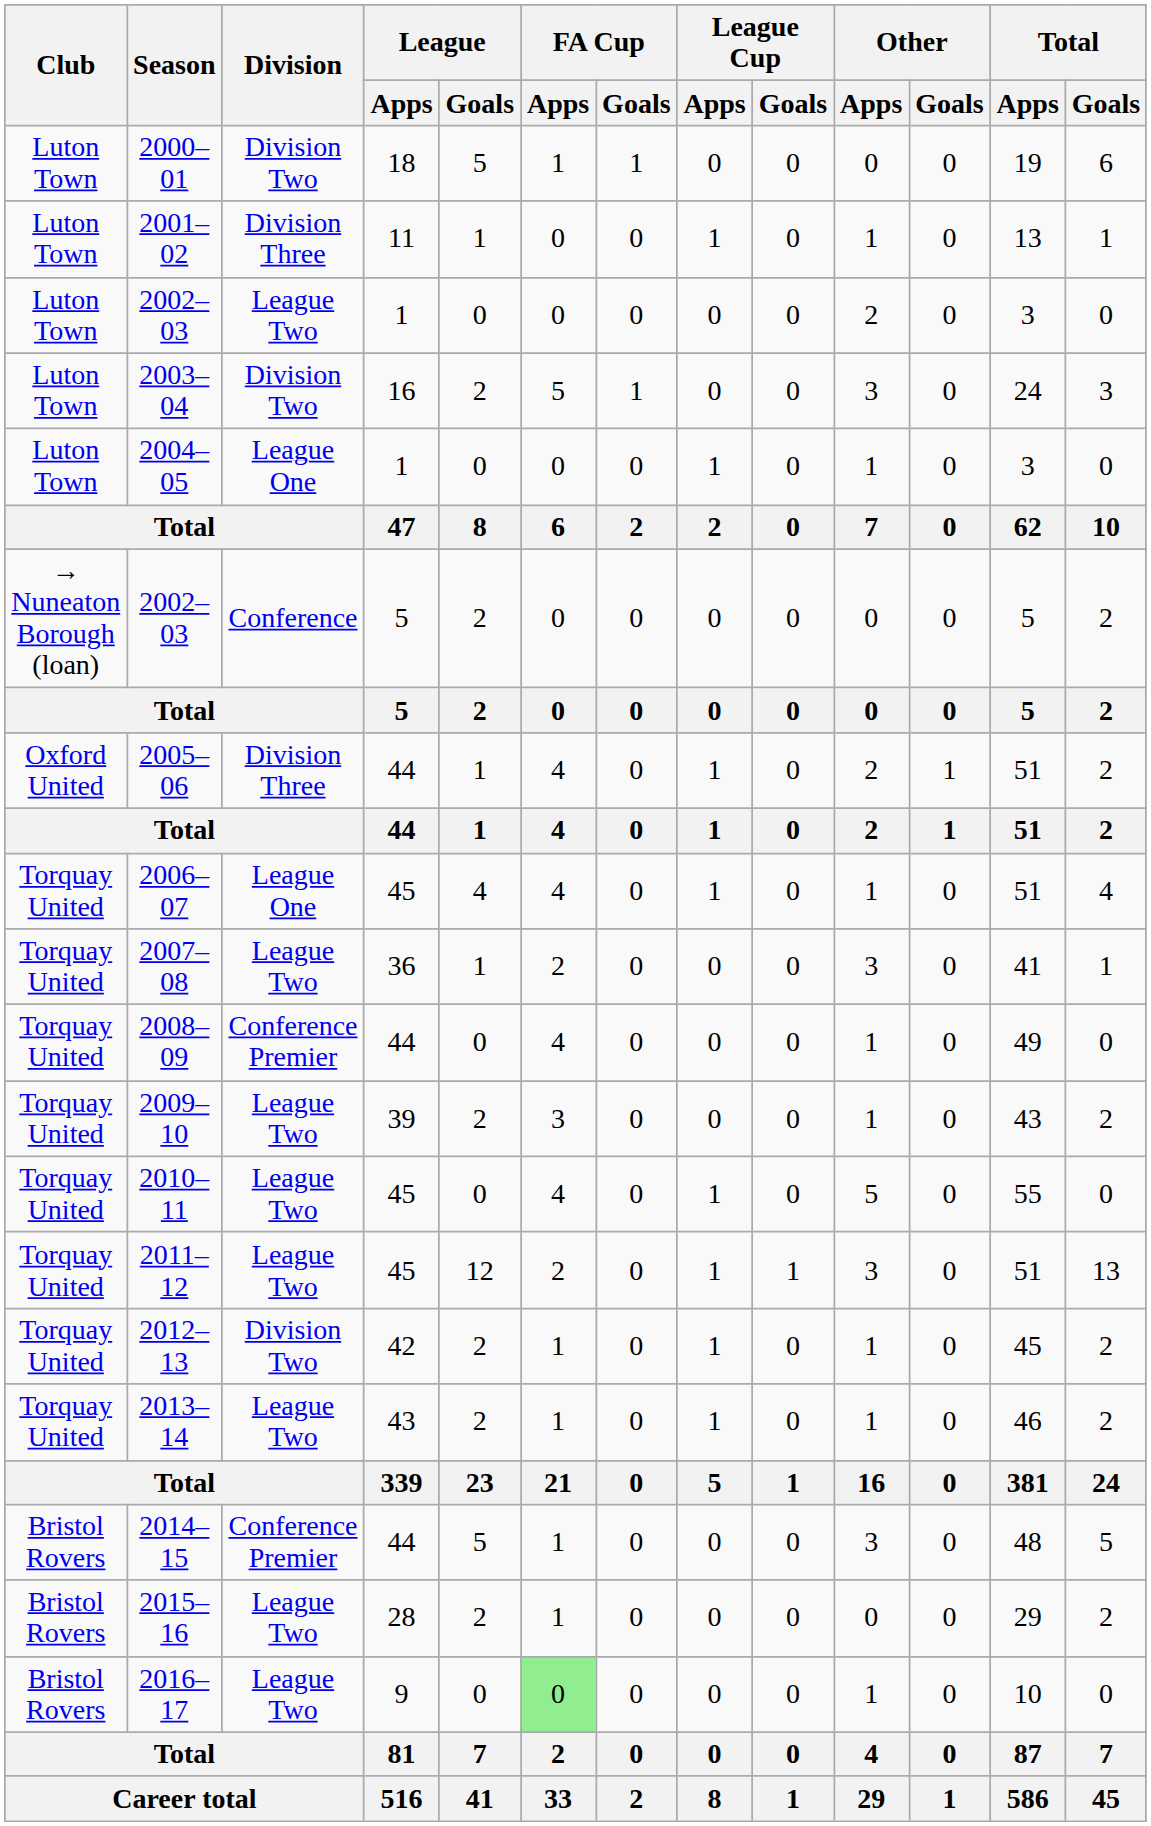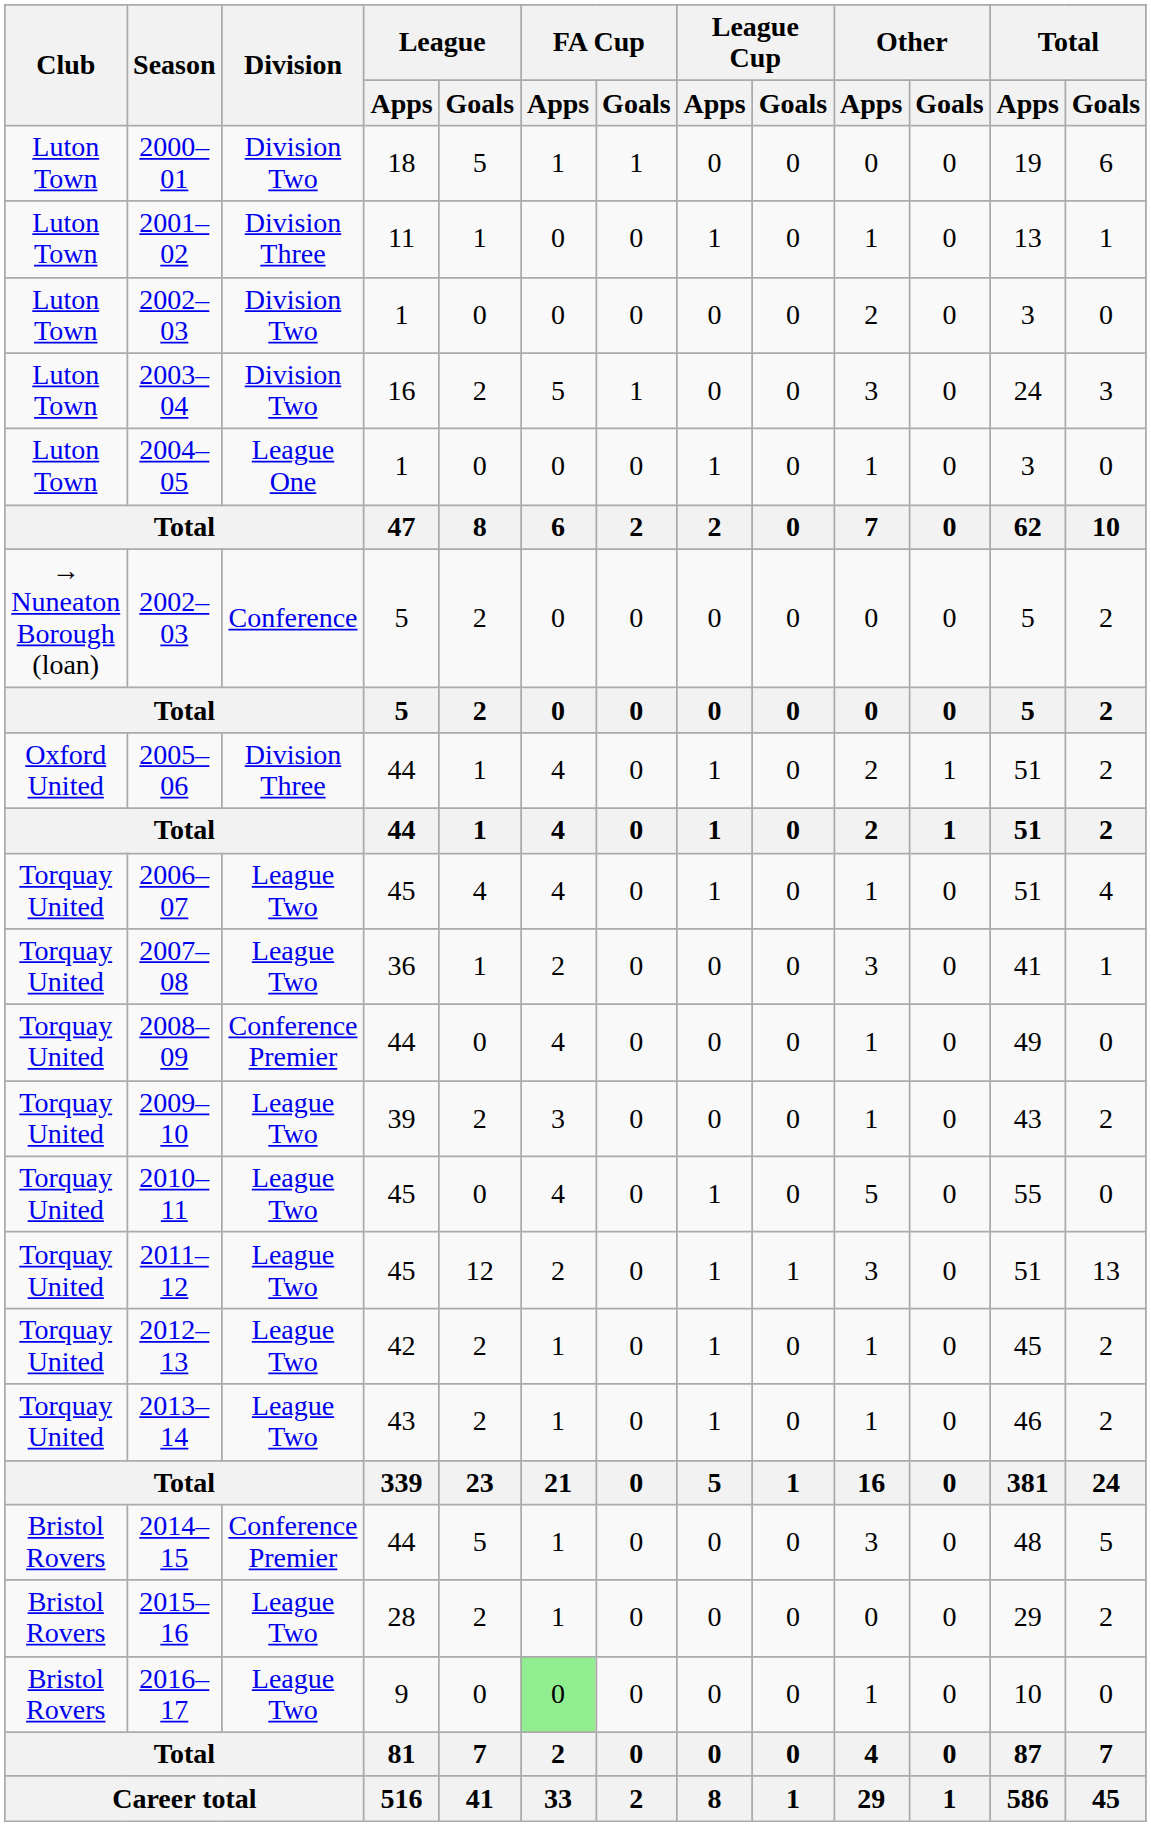(293, 314) League Two -> (293, 314) Division Two
(293, 890) League One -> (293, 890) League Two
(293, 1345) Division Two -> (293, 1345) League Two
